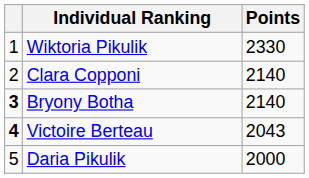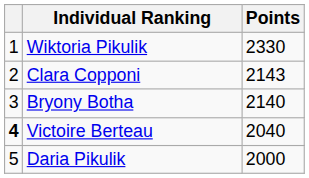(266, 74) 2140 -> (266, 74) 2143
(14, 103) bold -> (14, 103) normal
(266, 131) 2043 -> (266, 131) 2040
